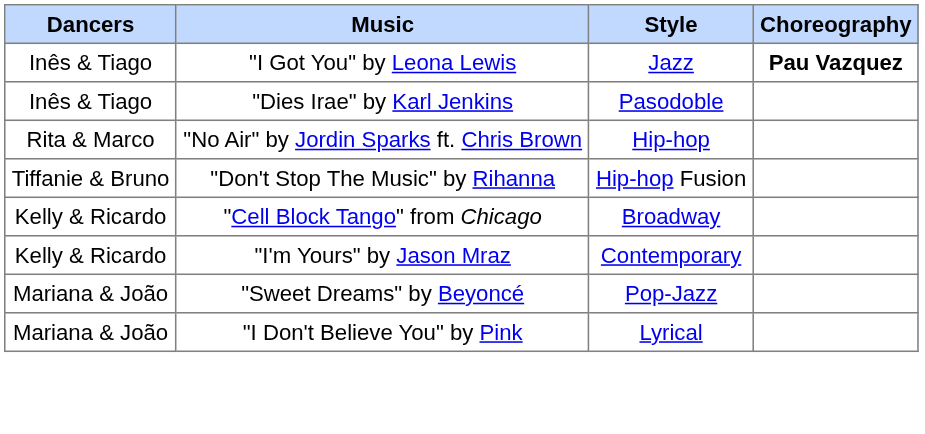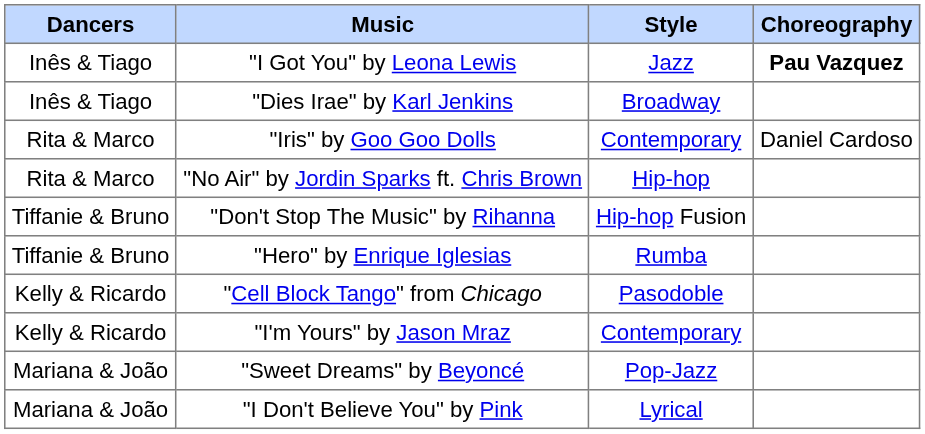(671, 101) Pasodoble -> (671, 101) Broadway
+ row: (383, 140)
+ row: (383, 255)
(671, 217) Broadway -> (671, 294) Pasodoble
